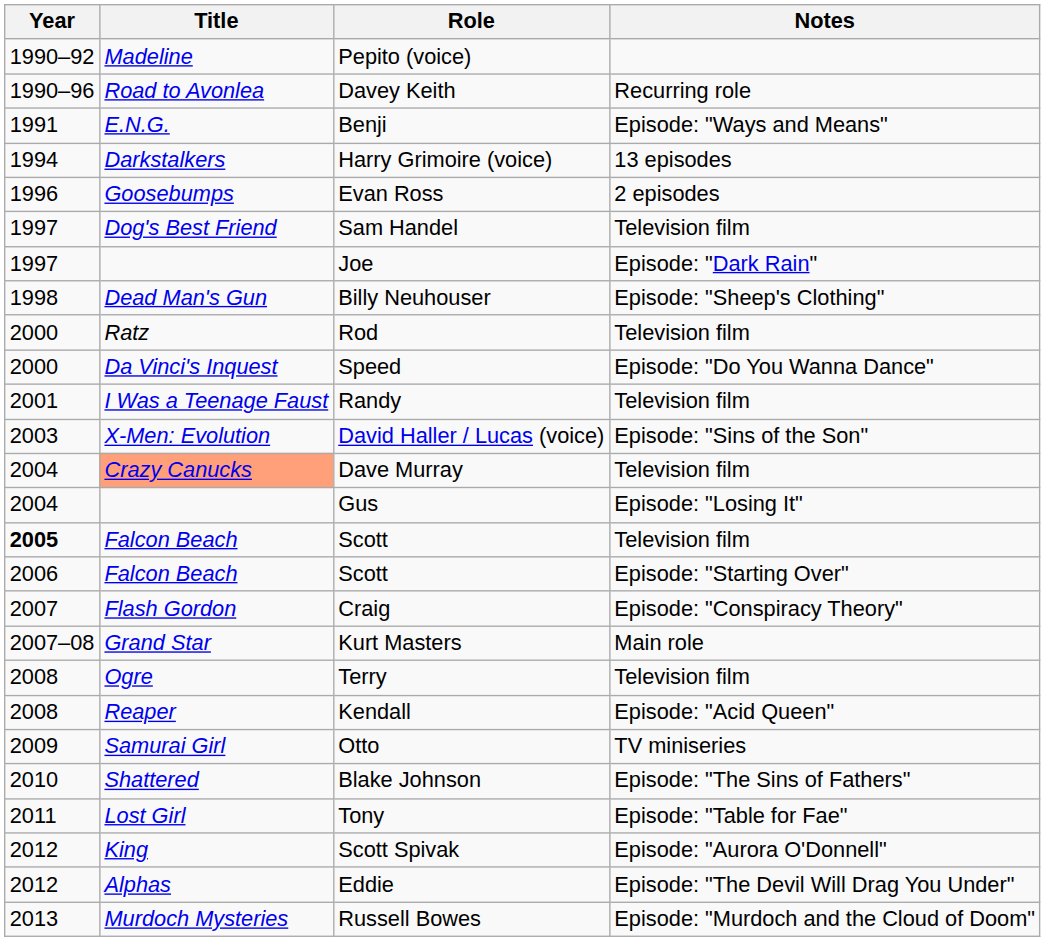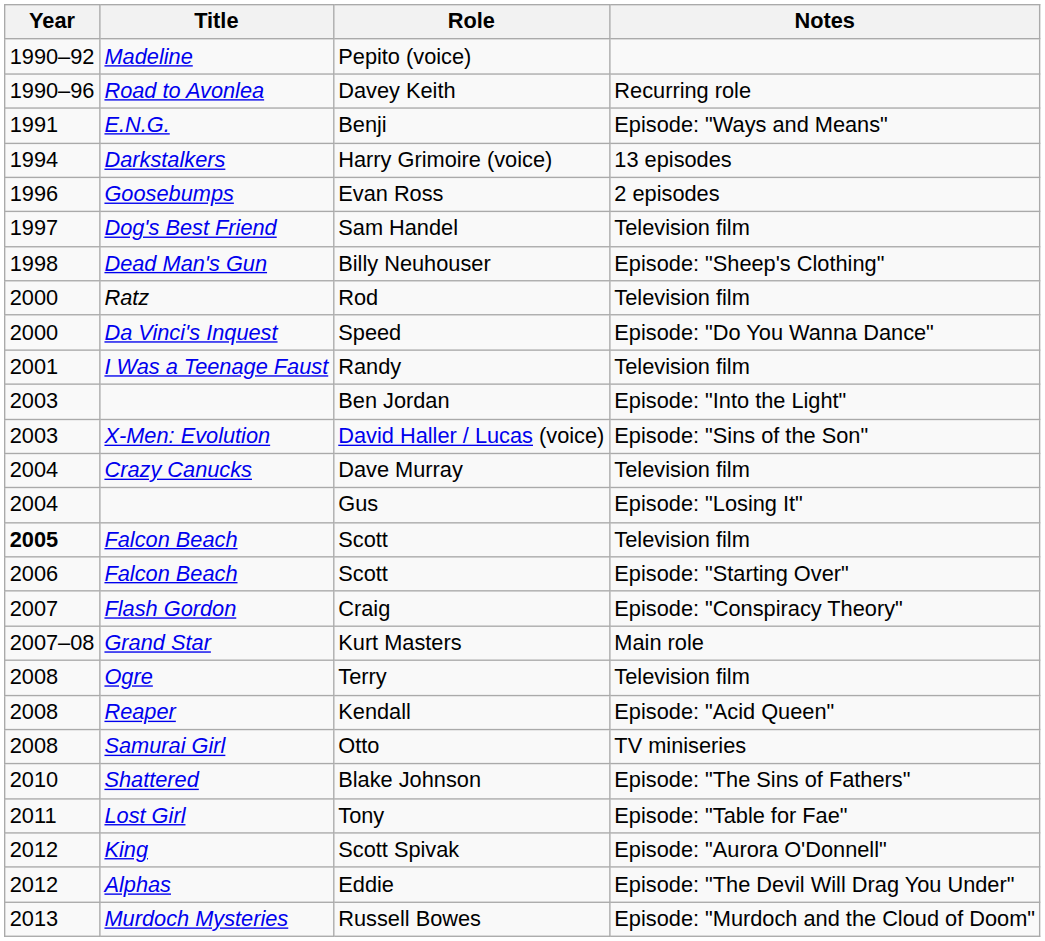- row: (356, 263)
+ row: (394, 401)
(178, 470) lightsalmon background -> (178, 470) no background
(34, 746) 2009 -> (34, 746) 2008
